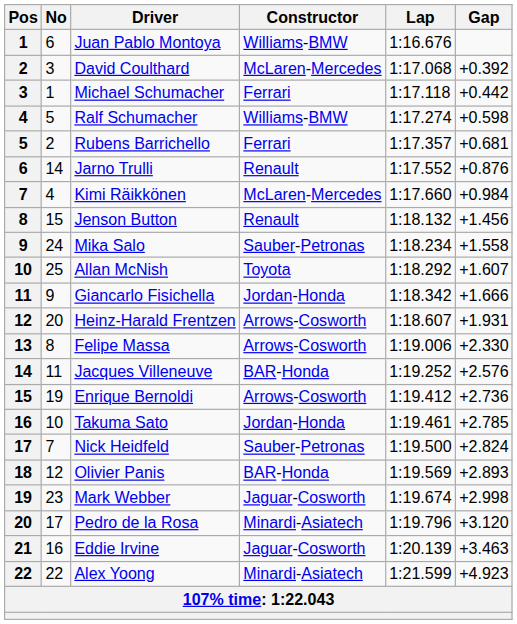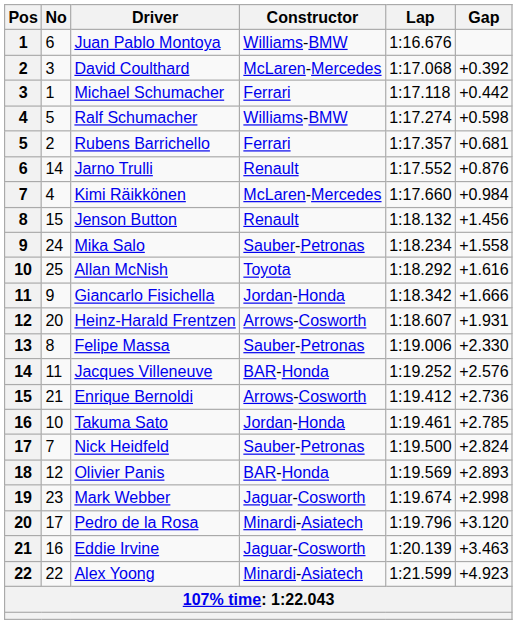(484, 270) +1.607 -> (484, 270) +1.616
(305, 346) Arrows-Cosworth -> (304, 346) Sauber-Petronas
(54, 396) 19 -> (54, 396) 21
